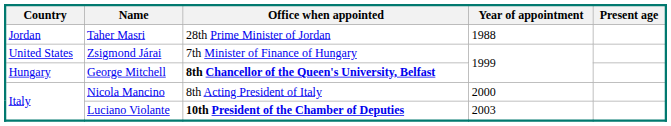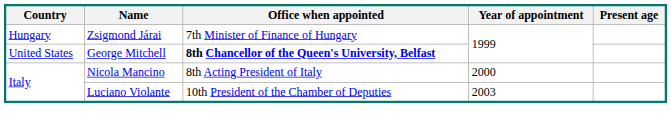- row: (116, 34)
(41, 53) United States -> (30, 34) Hungary
(30, 72) Hungary -> (41, 53) United States
(295, 110) bold -> (289, 91) normal
